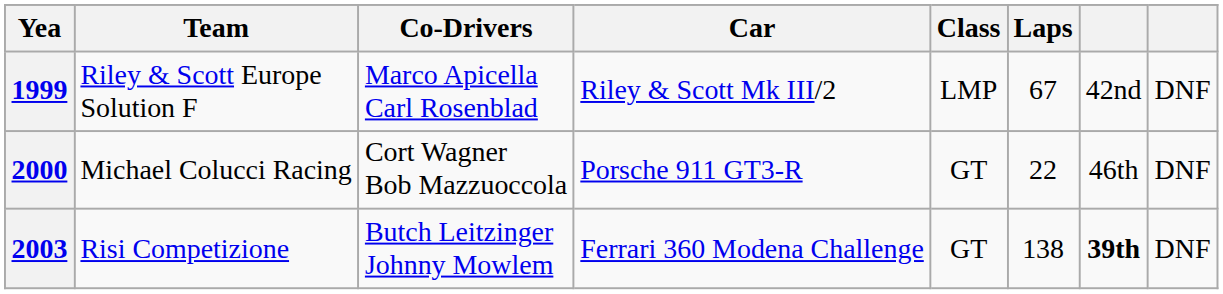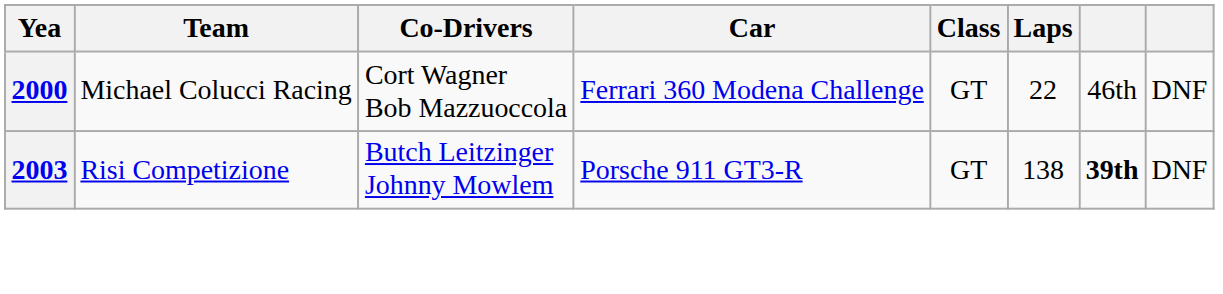- row: (39, 90)
(691, 169) Porsche 911 GT3-R -> (752, 90) Ferrari 360 Modena Challenge
(752, 248) Ferrari 360 Modena Challenge -> (691, 169) Porsche 911 GT3-R
